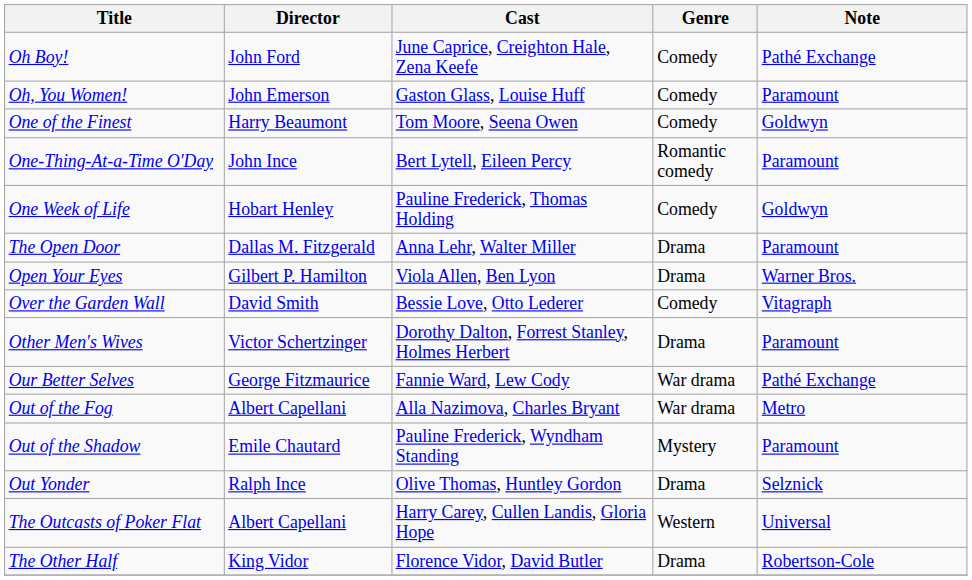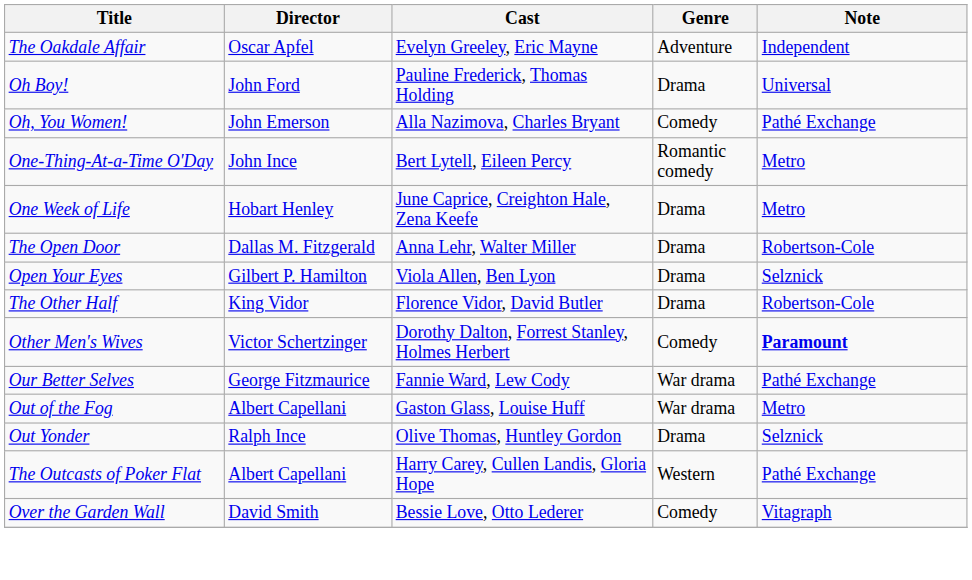+ row: (77, 46)
(503, 56) June Caprice, Creighton Hale, Zena Keefe -> (491, 84) Pauline Frederick, Thomas Holding
(687, 56) Comedy -> (681, 84) Drama
(819, 56) Pathé Exchange -> (796, 84) Universal
(490, 94) Gaston Glass, Louise Huff -> (508, 123) Alla Nazimova, Charles Bryant
(800, 94) Paramount -> (819, 123) Pathé Exchange
- row: (70, 123)
(800, 161) Paramount -> (783, 161) Metro
(491, 209) Pauline Frederick, Thomas Holding -> (503, 209) June Caprice, Creighton Hale, Zena Keefe
(687, 209) Comedy -> (681, 209) Drama
(795, 209) Goldwyn -> (783, 209) Metro
(800, 247) Paramount -> (818, 247) Robertson-Cole
(809, 275) Warner Bros. -> (792, 275) Selznick
rows swapped: (63, 560) <-> (87, 303)
(681, 342) Drama -> (687, 342) Comedy
(800, 342) normal -> (805, 342) bold
(508, 408) Alla Nazimova, Charles Bryant -> (490, 408) Gaston Glass, Louise Huff
- row: (75, 446)
(796, 522) Universal -> (819, 474) Pathé Exchange
